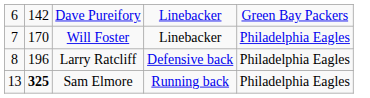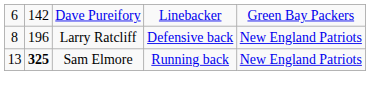- row: (98, 37)
(295, 59) Philadelphia Eagles -> (301, 37) New England Patriots
(295, 81) Philadelphia Eagles -> (301, 59) New England Patriots
